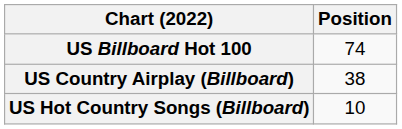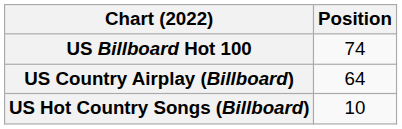(355, 78) 38 -> (355, 78) 64
